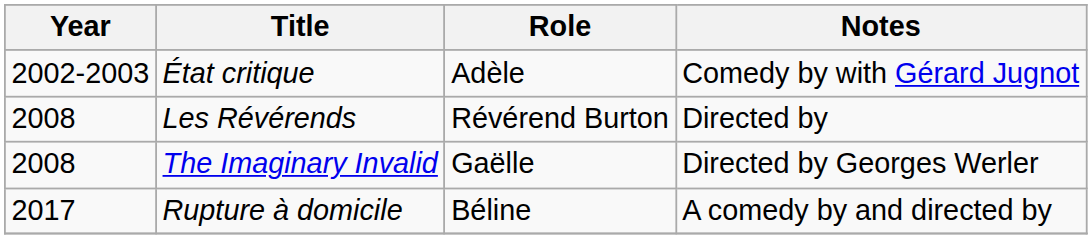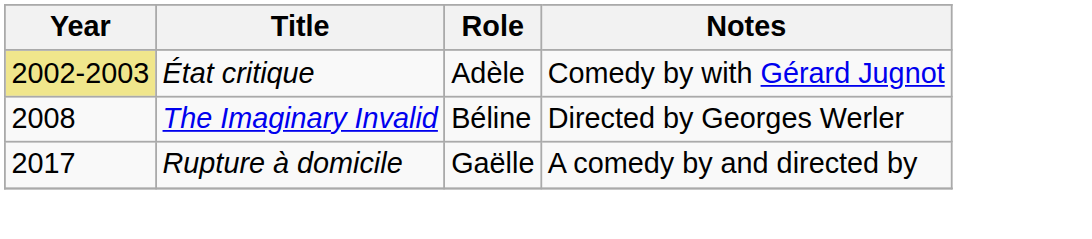(80, 73) no background -> (80, 73) khaki background
- row: (259, 118)
(493, 164) Gaëlle -> (491, 118) Béline
(491, 210) Béline -> (493, 164) Gaëlle
